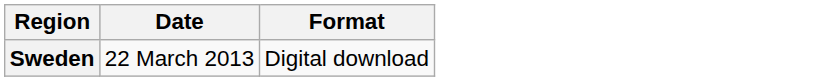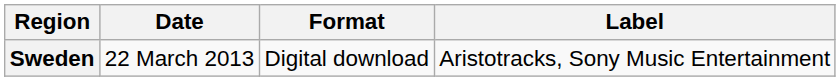+ column: (635, 22)
